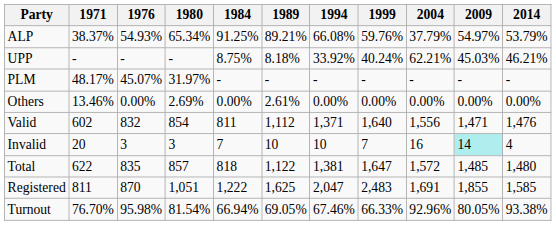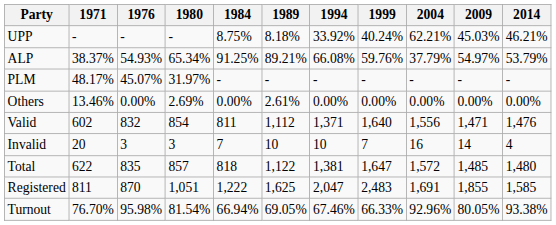rows swapped: (20, 36) <-> (20, 58)
(464, 144) paleturquoise background -> (464, 144) no background
